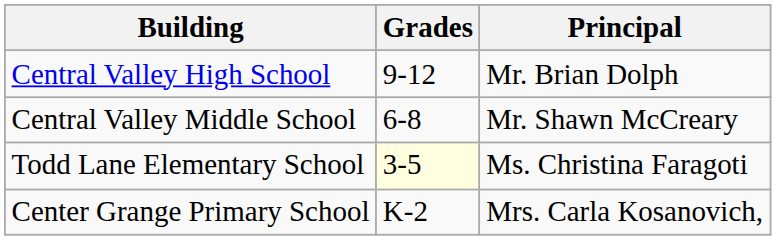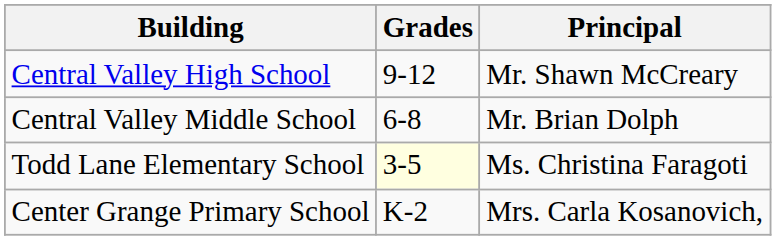(582, 73) Mr. Brian Dolph -> (612, 73) Mr. Shawn McCreary
(612, 119) Mr. Shawn McCreary -> (582, 119) Mr. Brian Dolph
